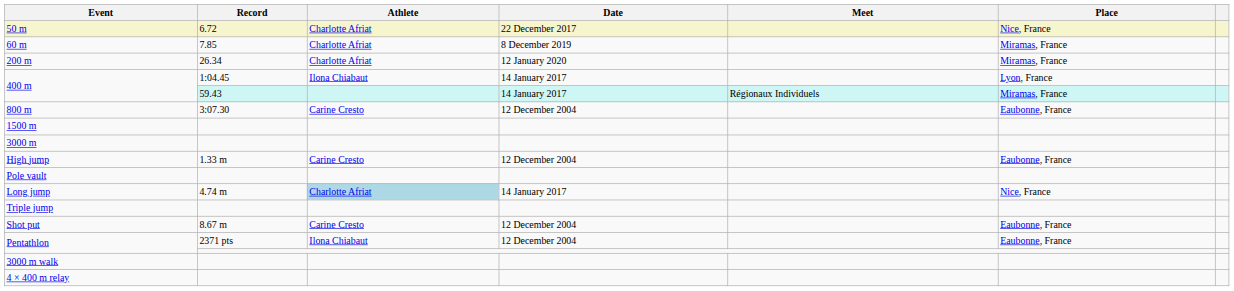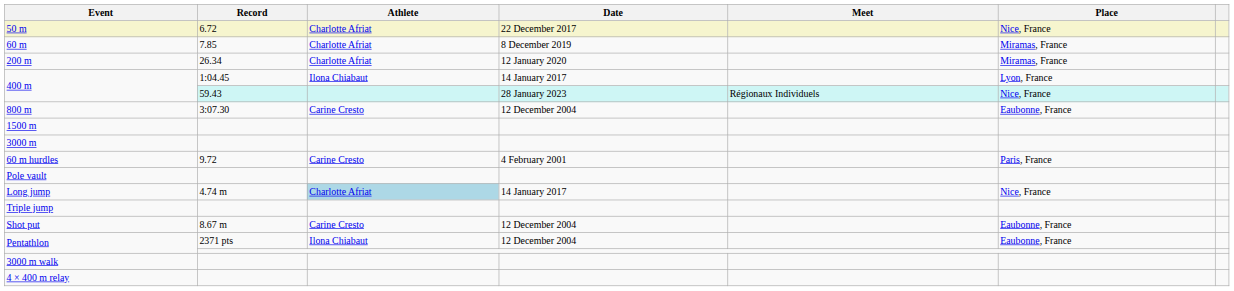(534, 94) 14 January 2017 -> (534, 94) 28 January 2023
(1034, 94) Miramas, France -> (1025, 94) Nice, France
+ row: (32, 159)
- row: (28, 159)
